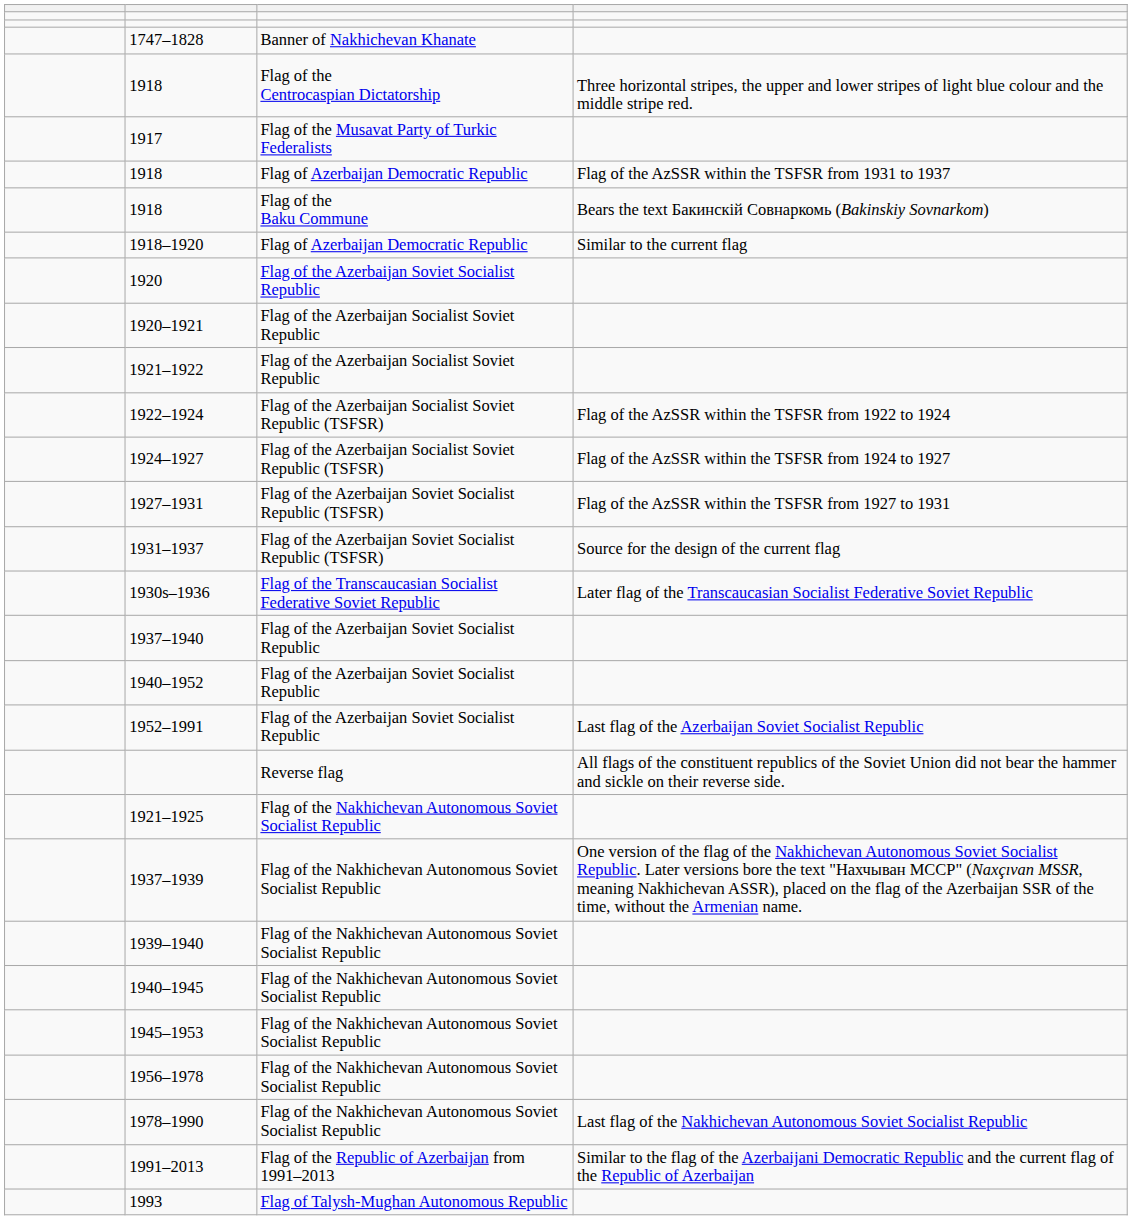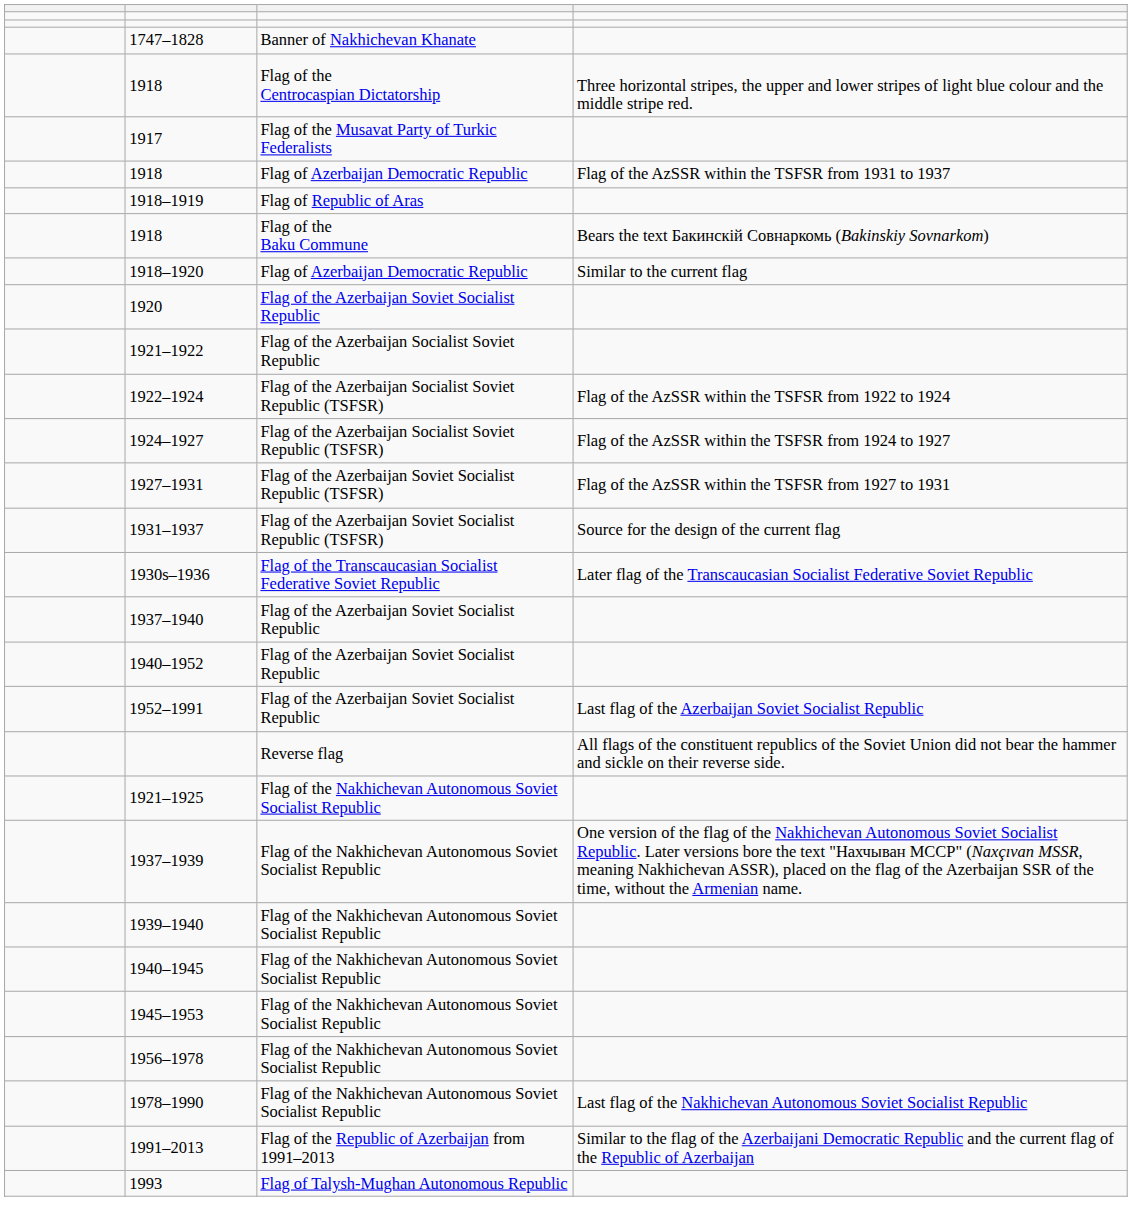+ row: (166, 200)
- row: (166, 325)
